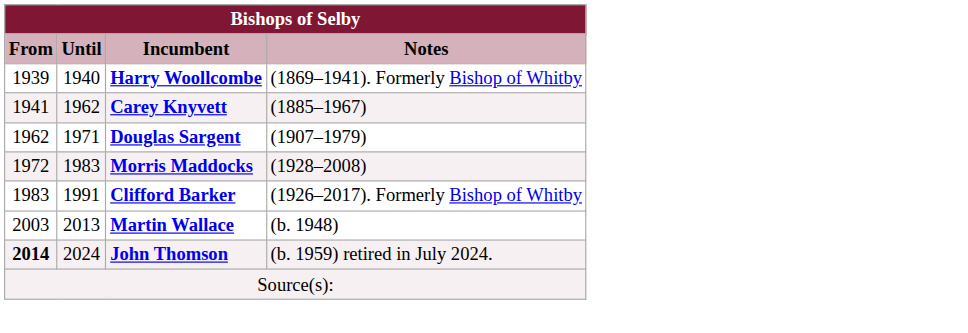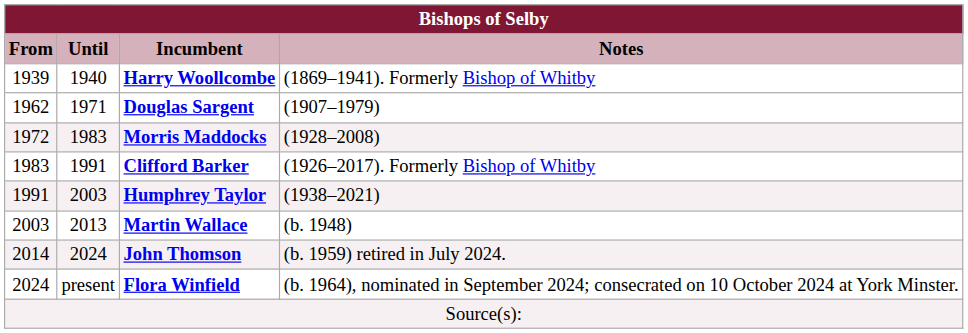- row: (169, 107)
+ row: (195, 195)
(31, 254) bold -> (31, 254) normal
+ row: (182, 284)
